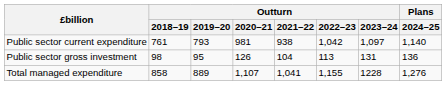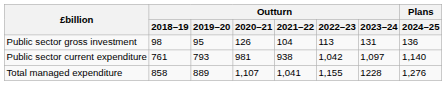rows swapped: (72, 57) <-> (77, 42)
